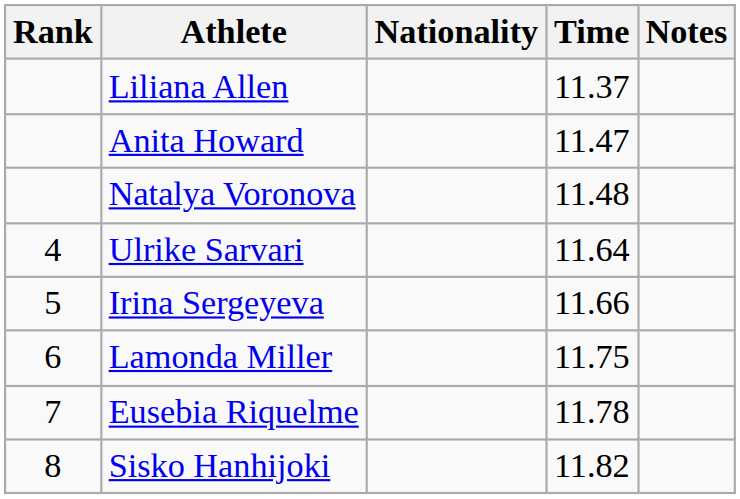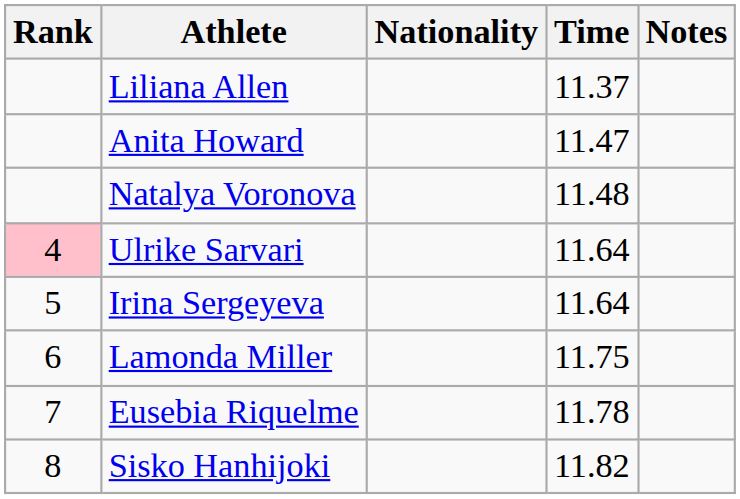(53, 248) no background -> (53, 248) pink background
(592, 303) 11.66 -> (592, 303) 11.64
